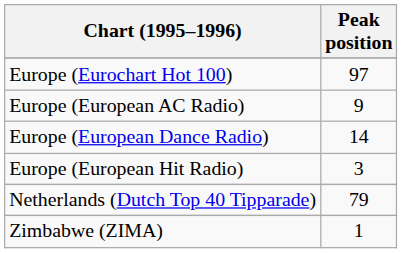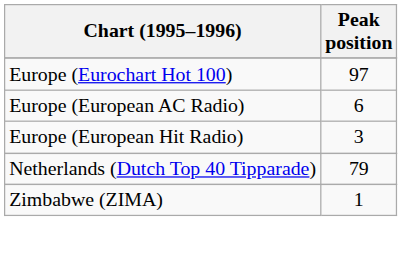(359, 105) 9 -> (359, 105) 6
- row: (139, 136)
